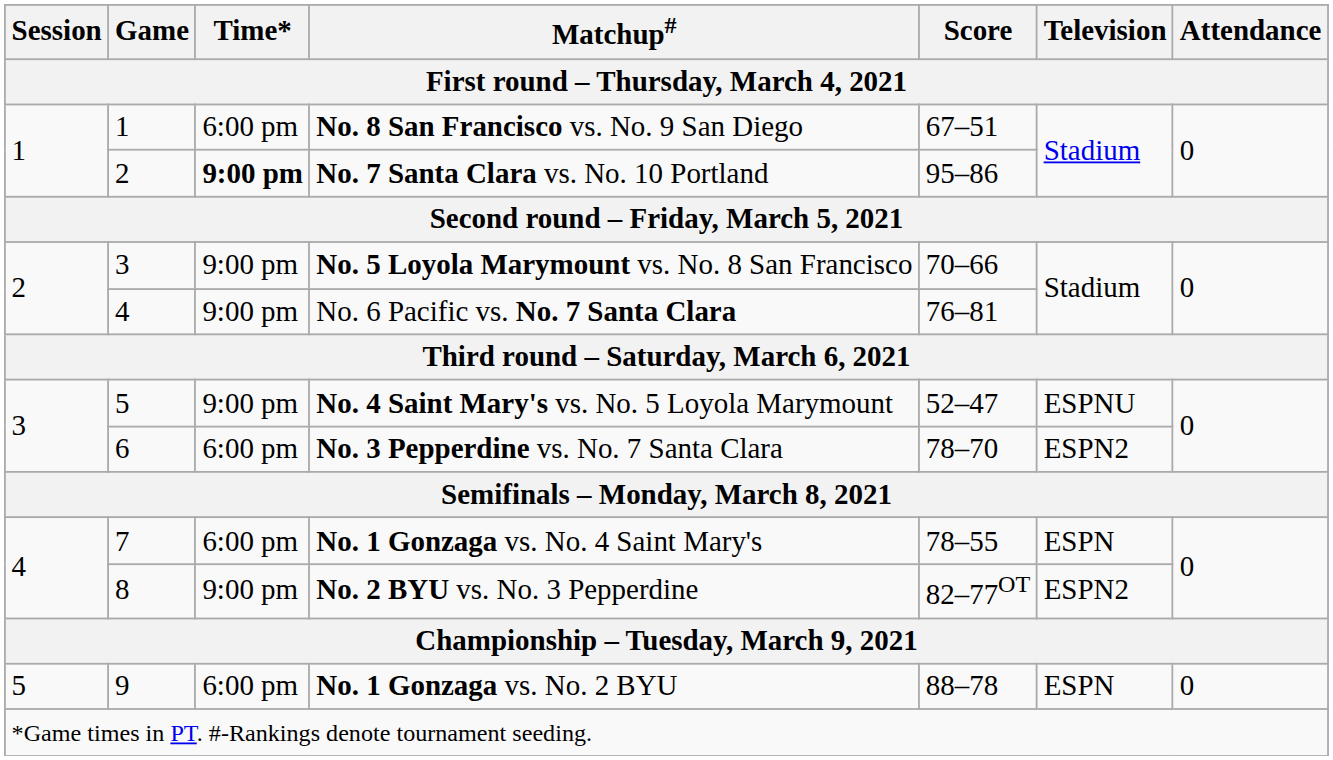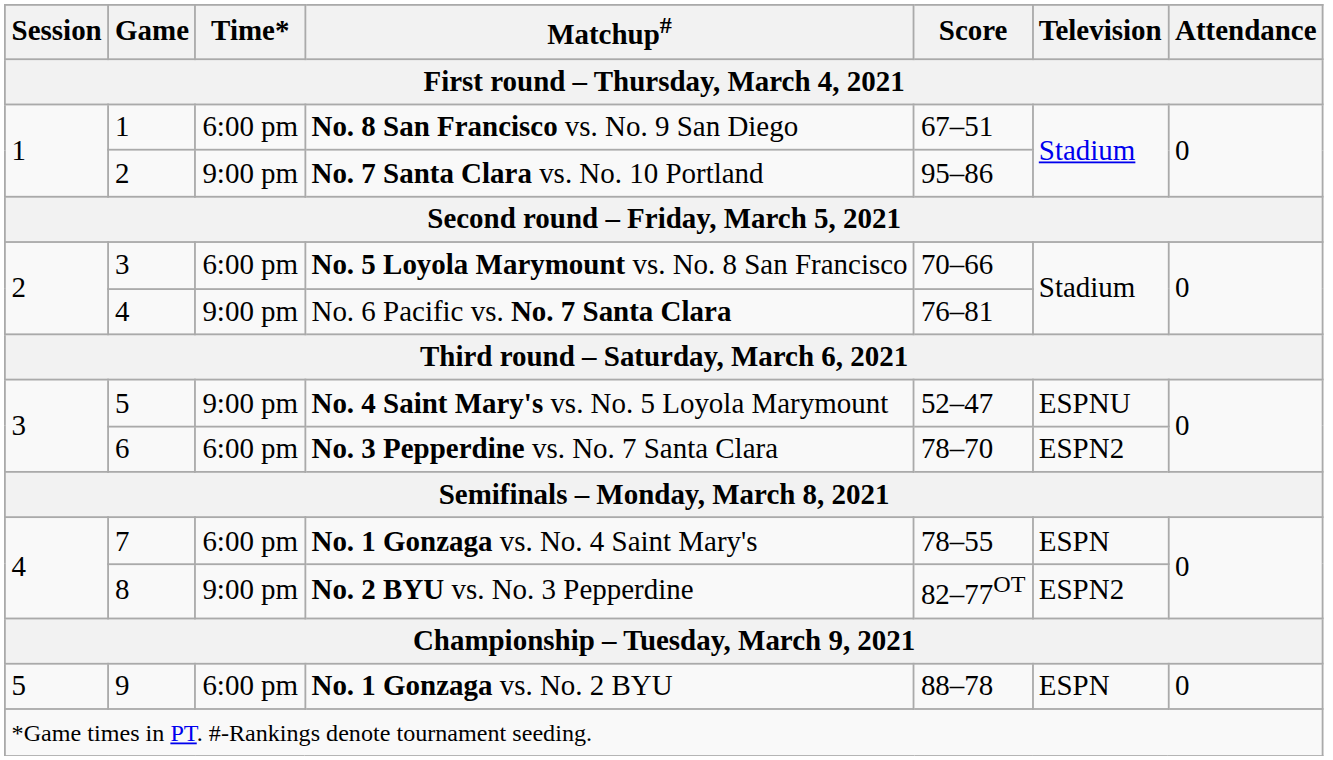(253, 173) bold -> (250, 173) normal
(250, 264) 9:00 pm -> (250, 264) 6:00 pm
